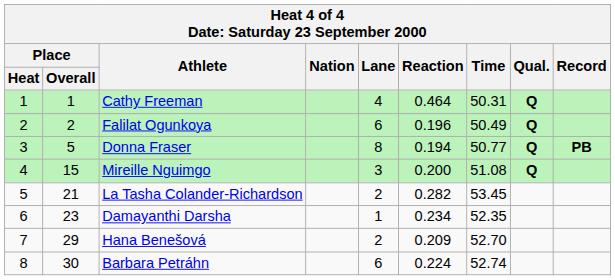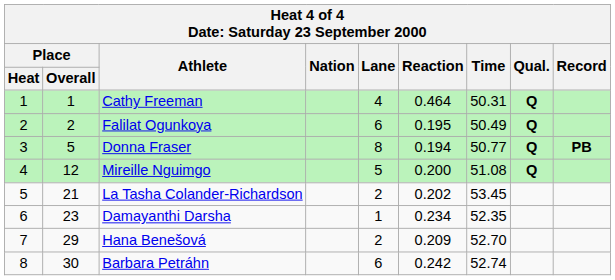(433, 124) 0.196 -> (433, 124) 0.195
(71, 170) 15 -> (71, 170) 12
(378, 170) 3 -> (378, 170) 5
(433, 194) 0.282 -> (433, 194) 0.202
(433, 263) 0.224 -> (433, 263) 0.242
